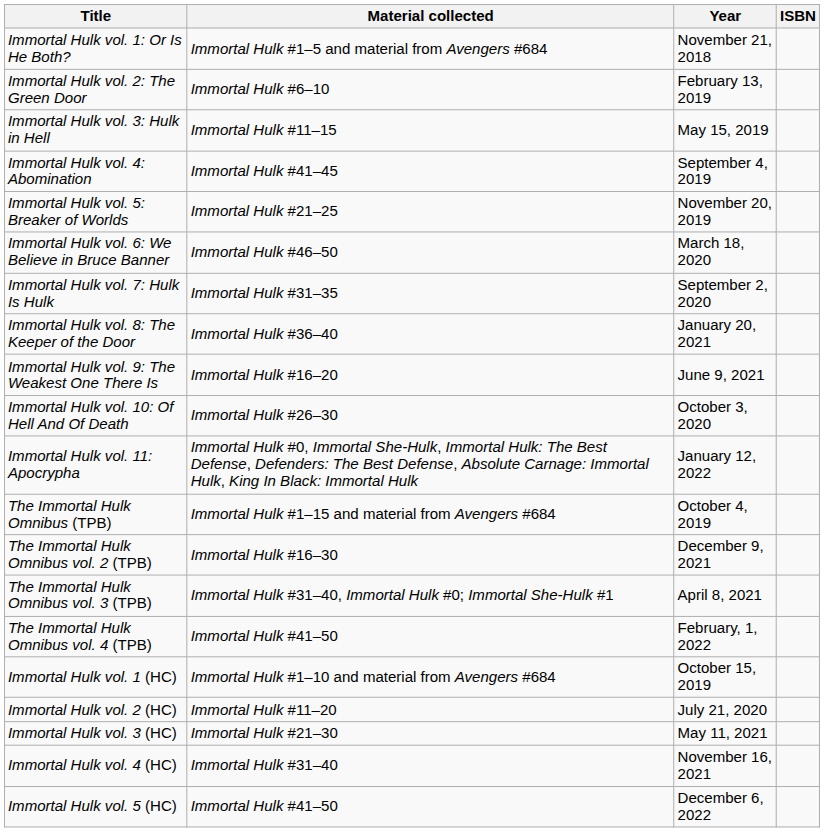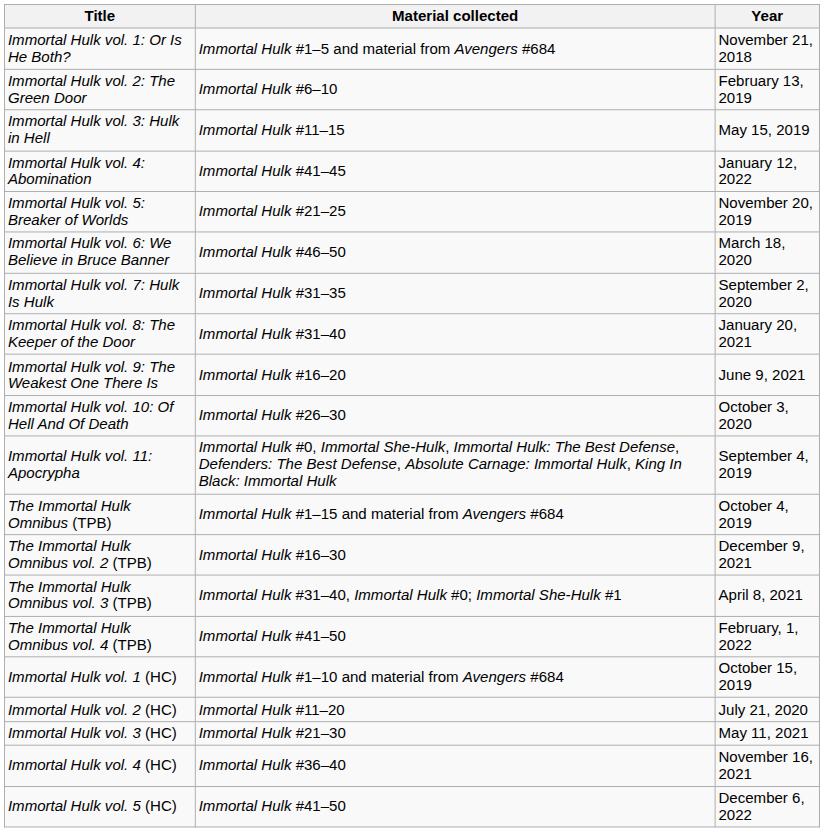- column: (798, 16)
(723, 171) September 4, 2019 -> (758, 171) January 12, 2022
(264, 334) Immortal Hulk #36–40 -> (272, 334) Immortal Hulk #31–40
(717, 464) January 12, 2022 -> (764, 464) September 4, 2019
(264, 765) Immortal Hulk #31–40 -> (272, 765) Immortal Hulk #36–40
